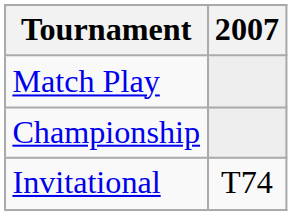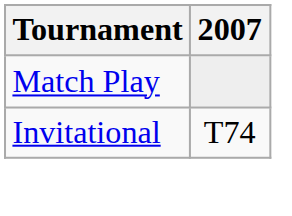- row: (106, 132)
